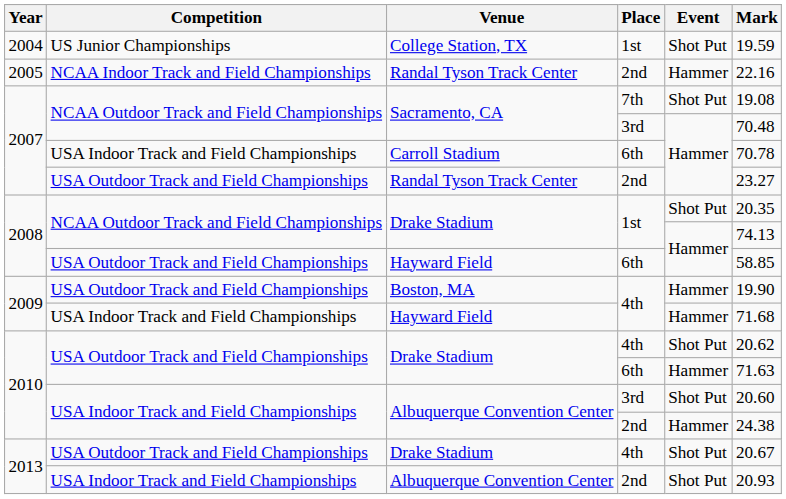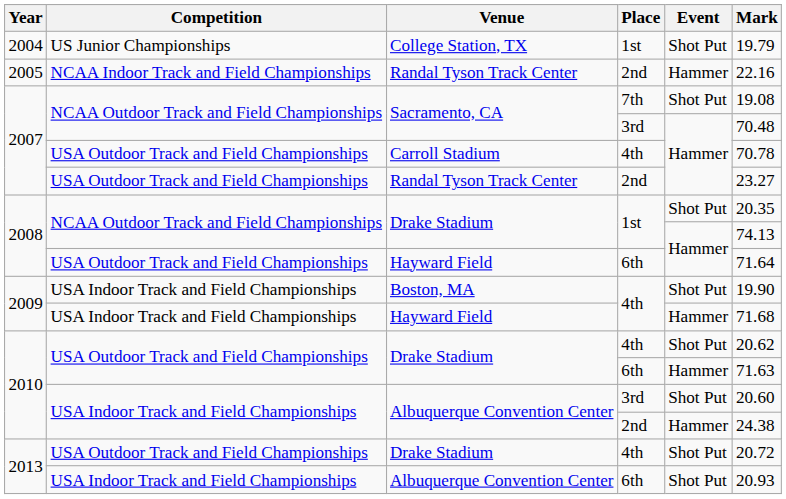(755, 45) 19.59 -> (755, 45) 19.79
(204, 153) USA Indoor Track and Field Championships -> (209, 153) USA Outdoor Track and Field Championships
(632, 153) 6th -> (632, 153) 4th
(755, 262) 58.85 -> (755, 262) 71.64
(209, 289) USA Outdoor Track and Field Championships -> (204, 289) USA Indoor Track and Field Championships
(698, 289) Hammer -> (697, 289) Shot Put
(755, 452) 20.67 -> (755, 452) 20.72
(634, 479) 2nd -> (632, 479) 6th
